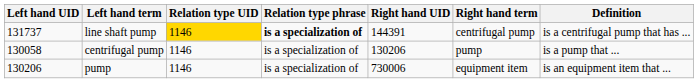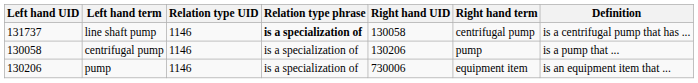(180, 31) gold background -> (180, 31) no background
(388, 31) 144391 -> (388, 31) 130058
